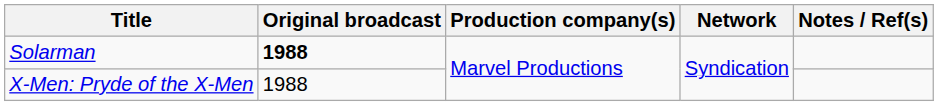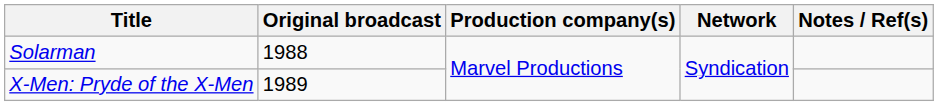(285, 52) bold -> (285, 52) normal
(285, 84) 1988 -> (285, 84) 1989
